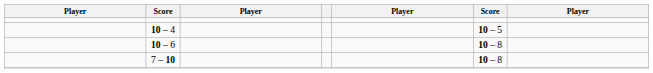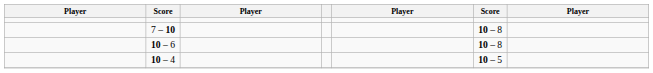rows swapped: (75, 60) <-> (75, 30)
